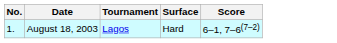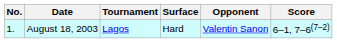+ column: (236, 12)
